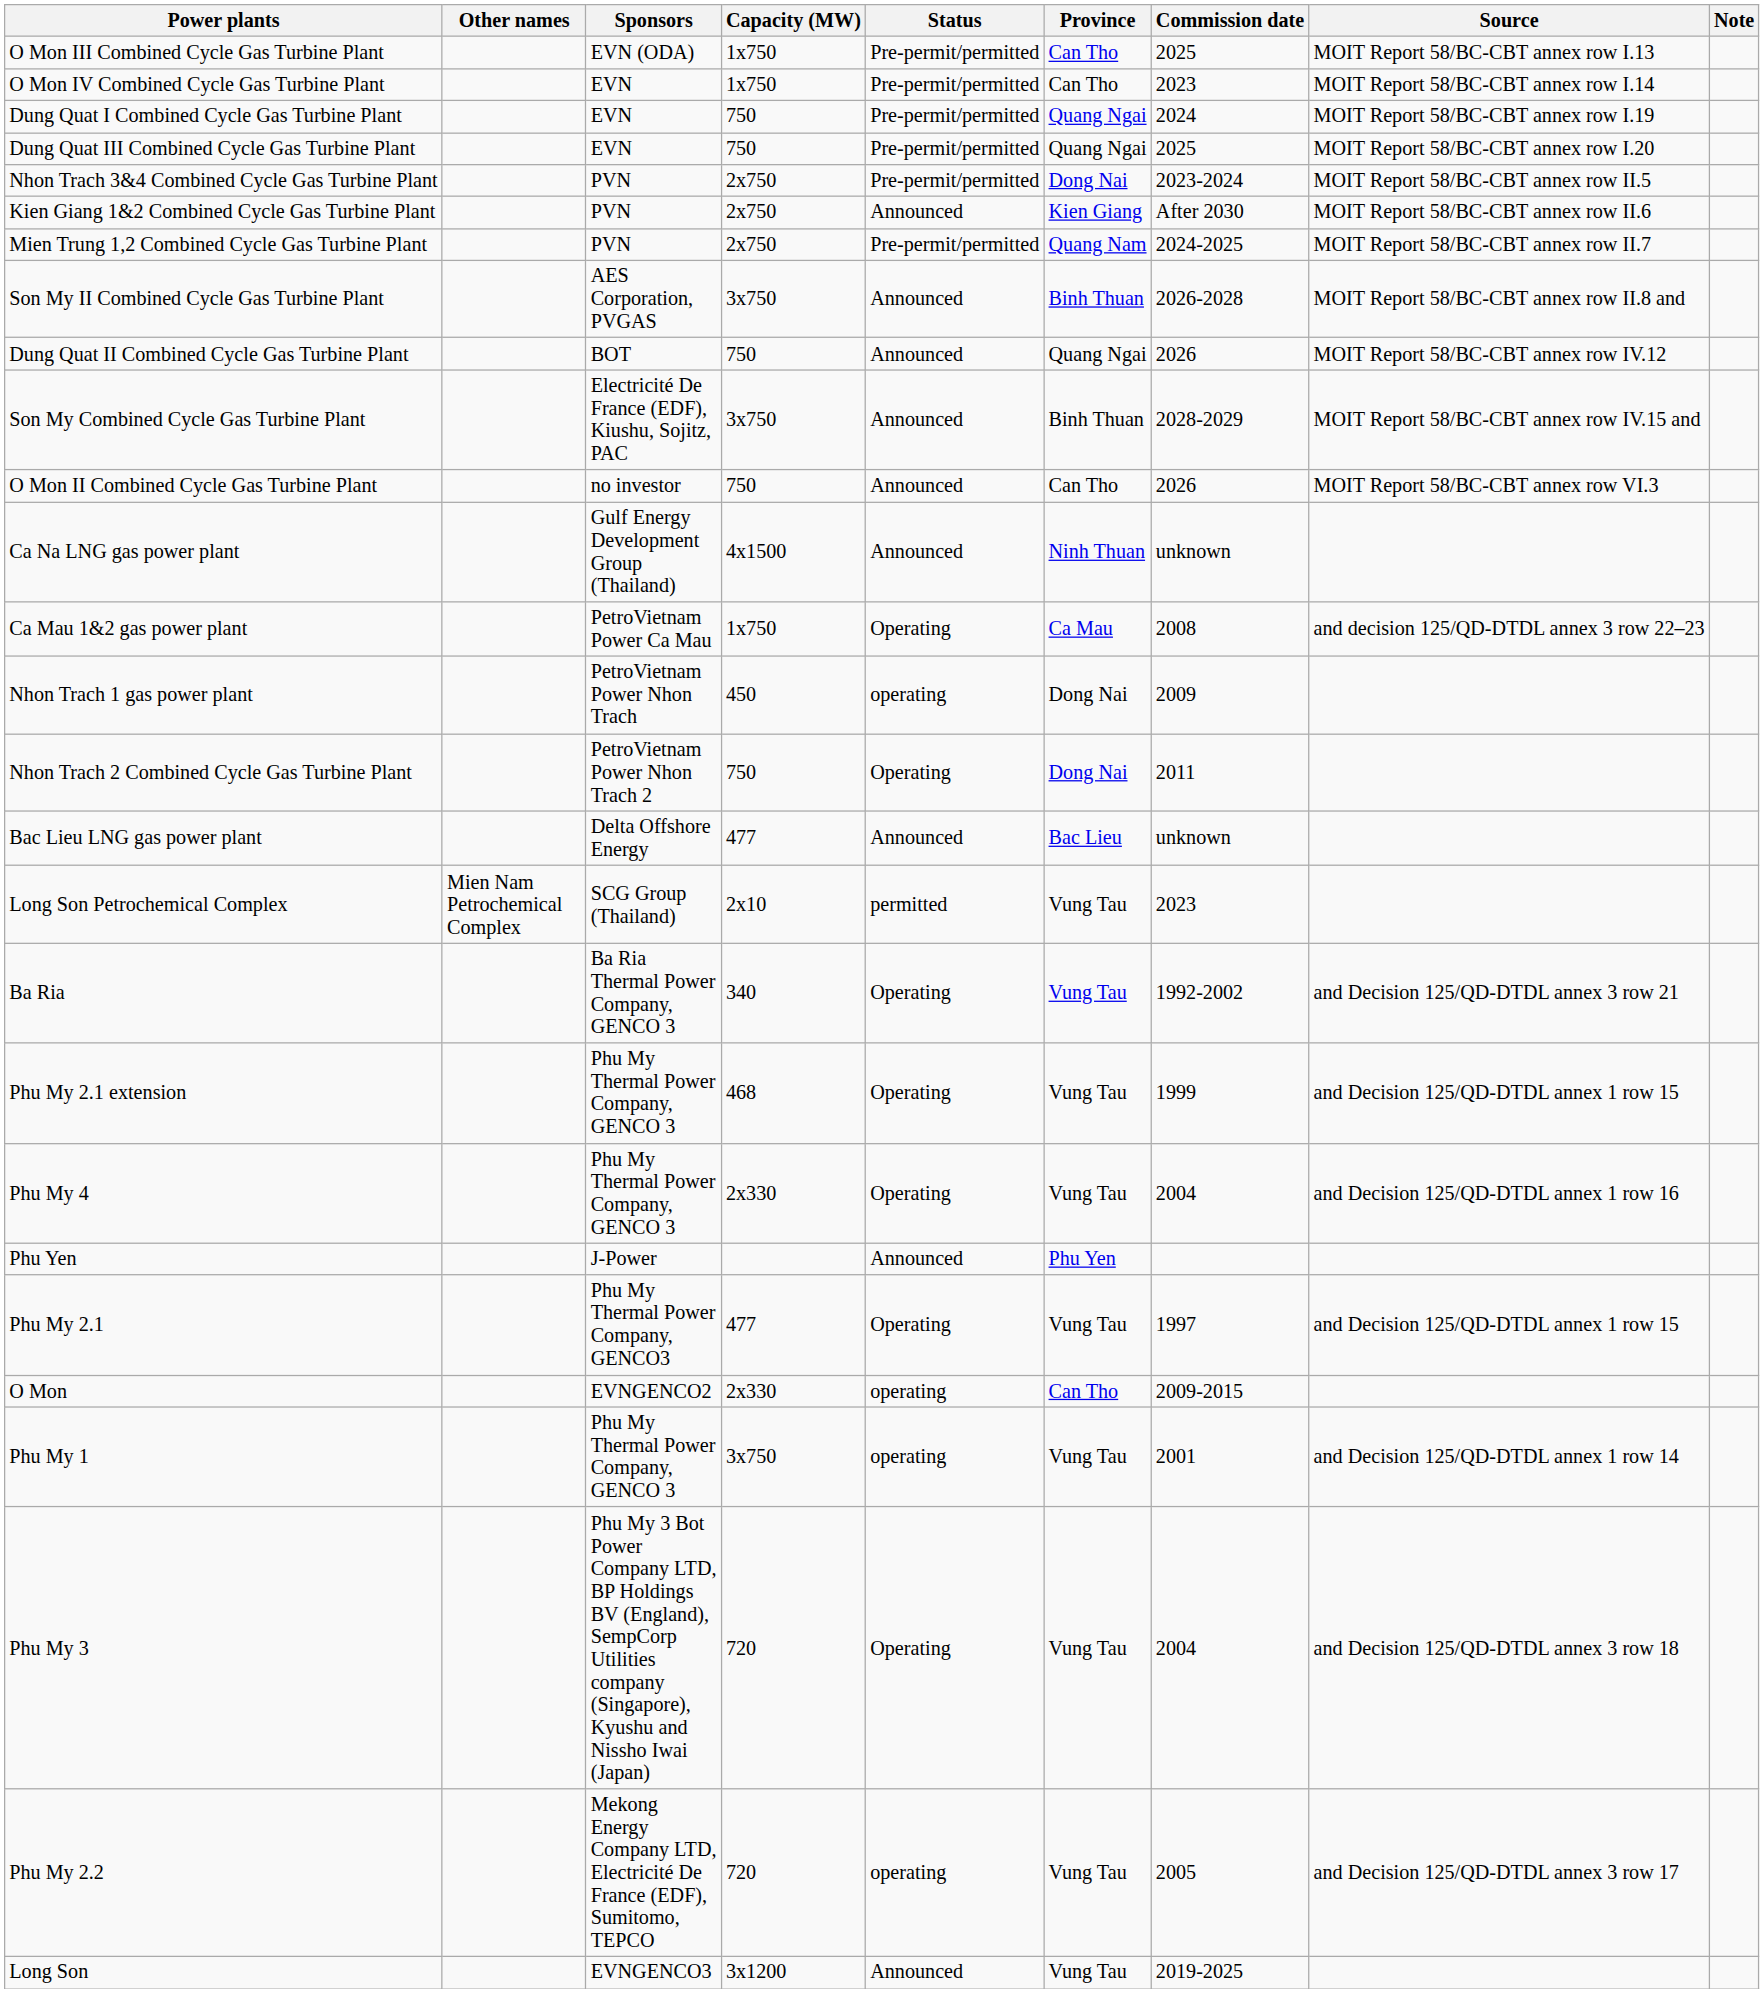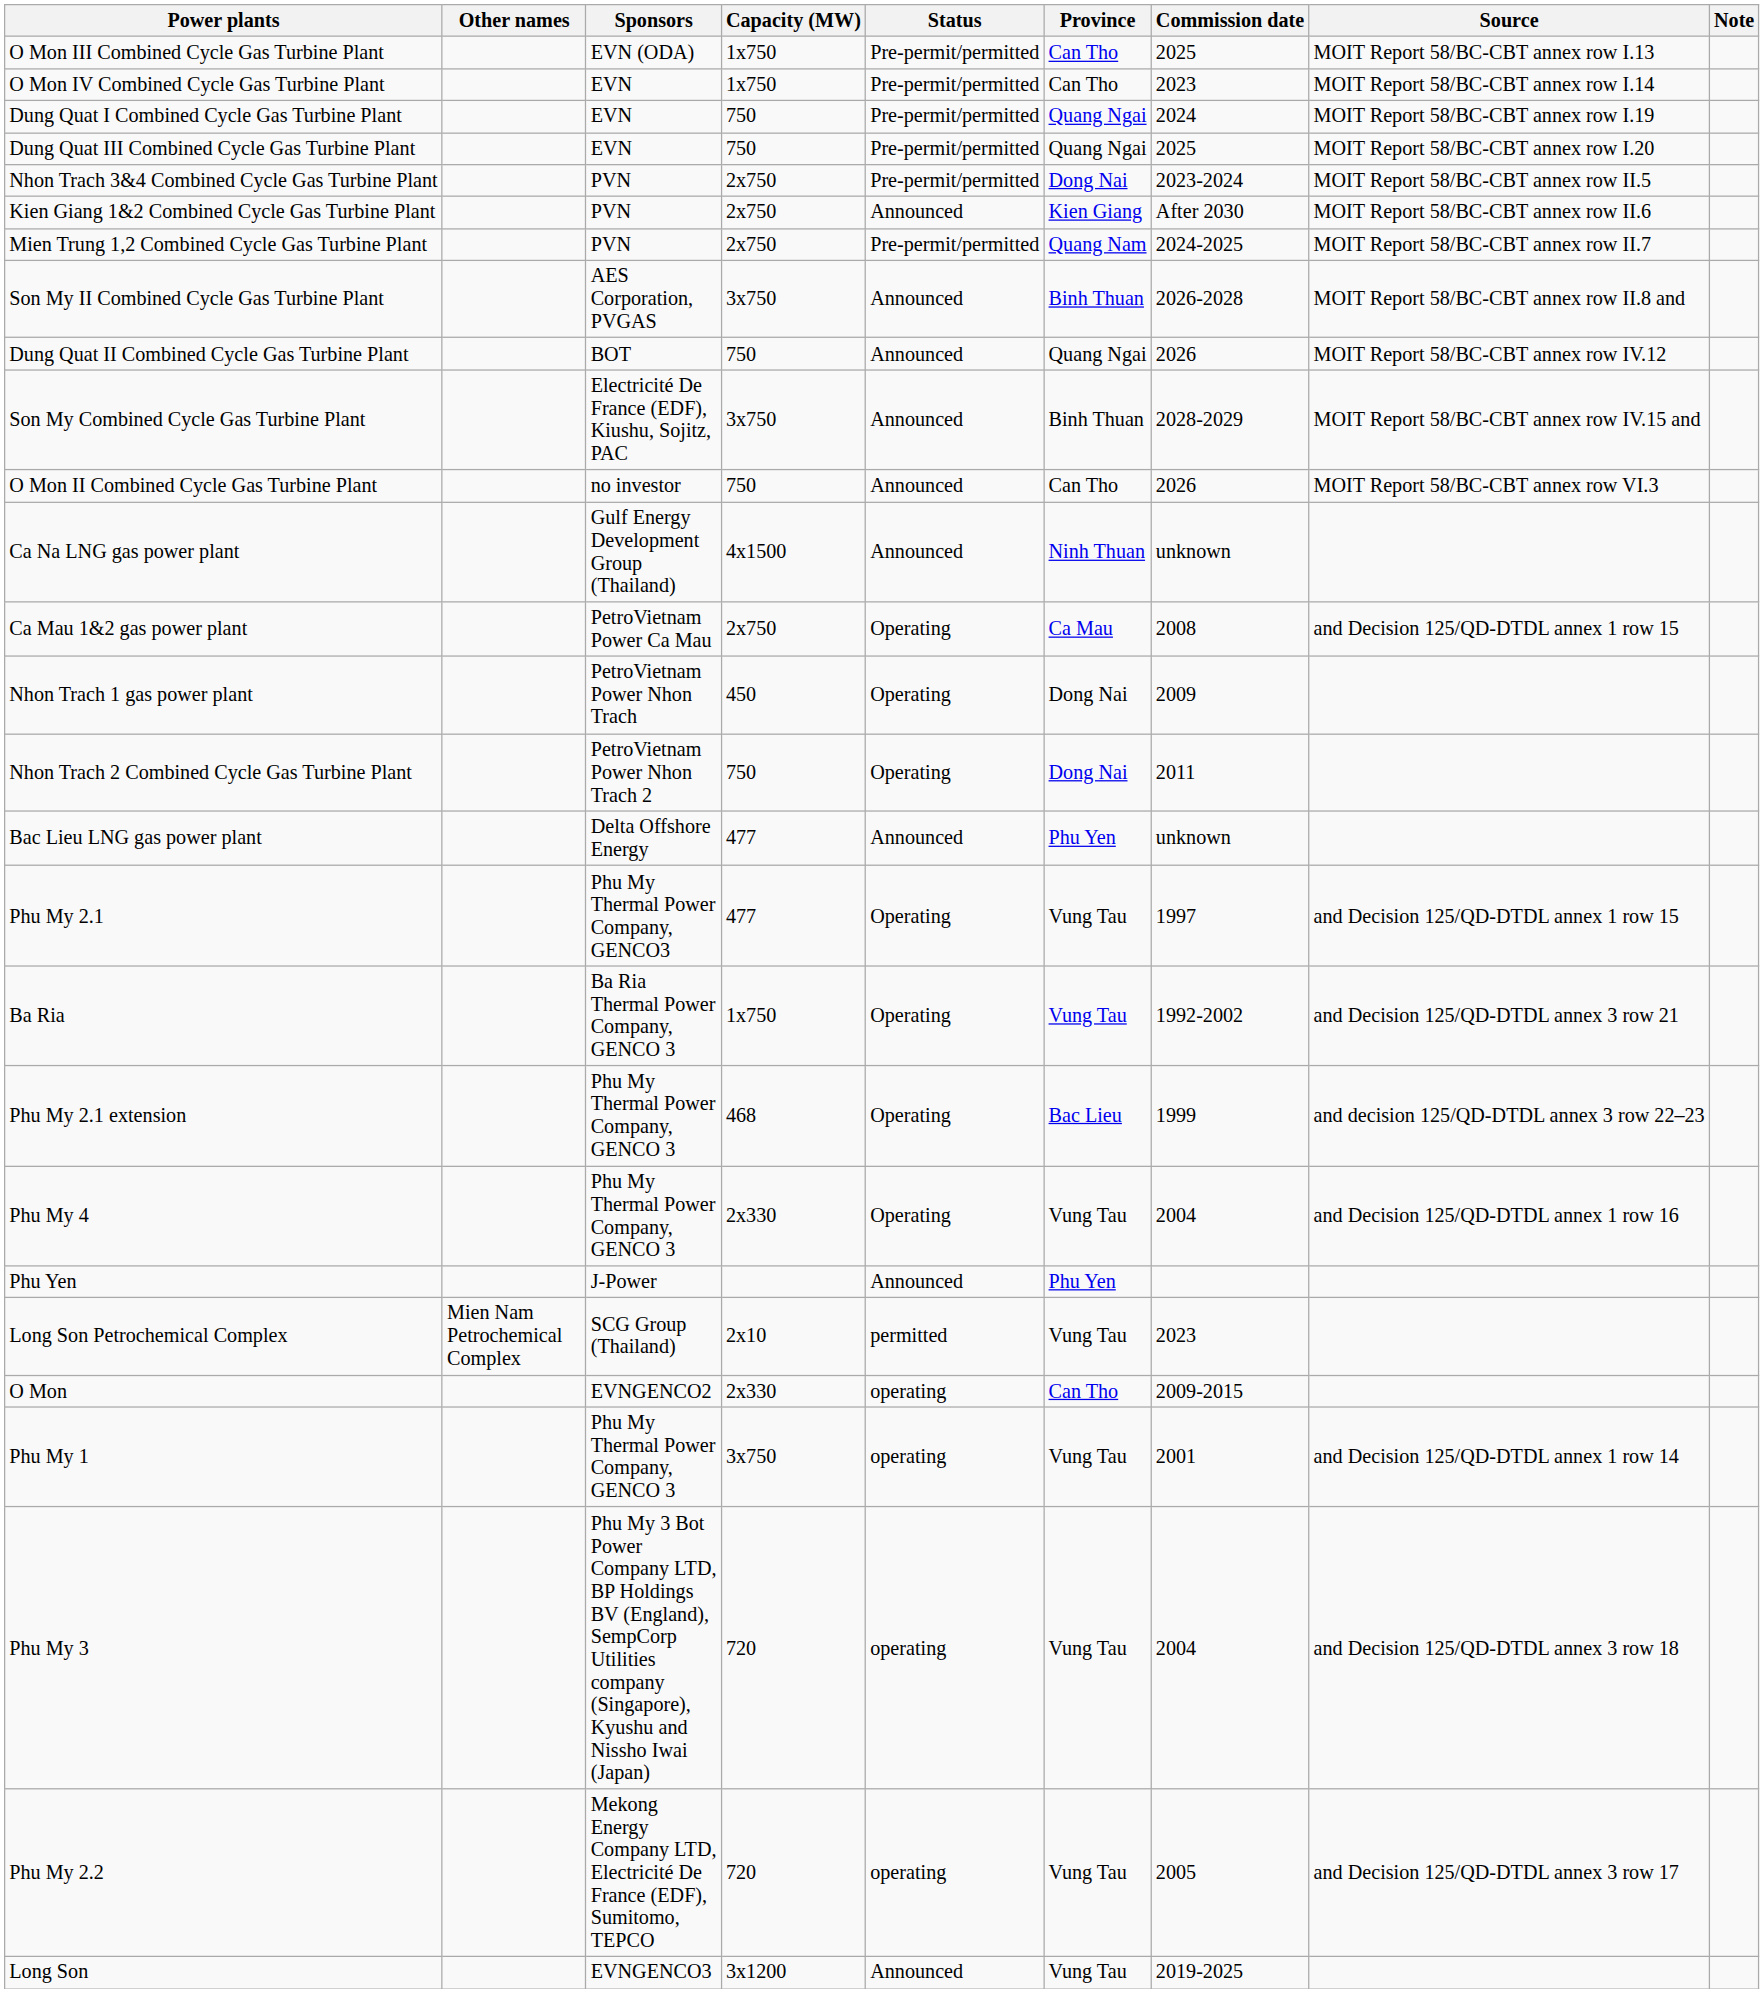(751, 628) 1x750 -> (751, 628) 2x750
(1509, 628) and decision 125/QD-DTDL annex 3 row 22–23 -> (1496, 628) and Decision 125/QD-DTDL annex 1 row 15
(908, 694) operating -> (911, 694) Operating
(1085, 838) Bac Lieu -> (1082, 838) Phu Yen
rows swapped: (57, 1324) <-> (148, 904)
(741, 992) 340 -> (751, 1015) 1x750
(1088, 1092) Vung Tau -> (1085, 1115) Bac Lieu
(1496, 1092) and Decision 125/QD-DTDL annex 1 row 15 -> (1509, 1115) and decision 125/QD-DTDL annex 3 row 22–23
(911, 1647) Operating -> (908, 1647) operating
